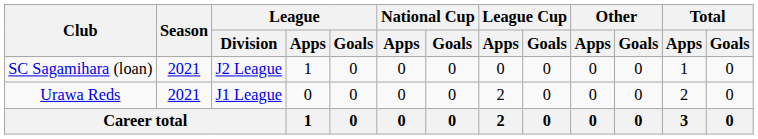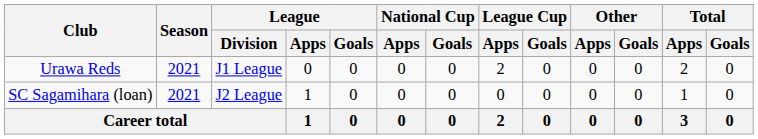rows swapped: (80, 95) <-> (80, 69)
